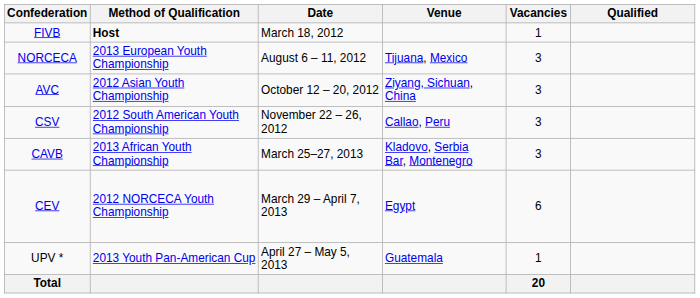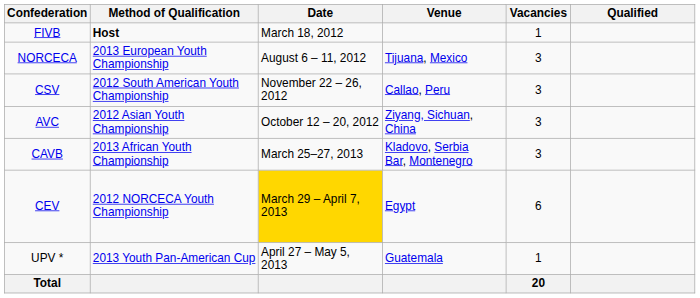rows swapped: (47, 90) <-> (47, 122)
(310, 206) no background -> (310, 206) gold background
